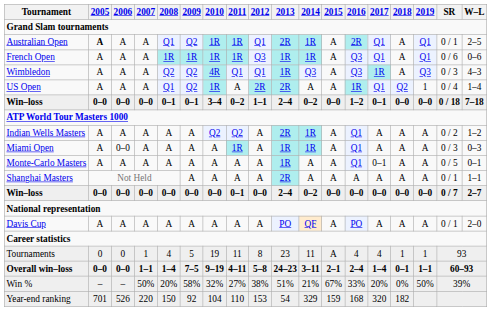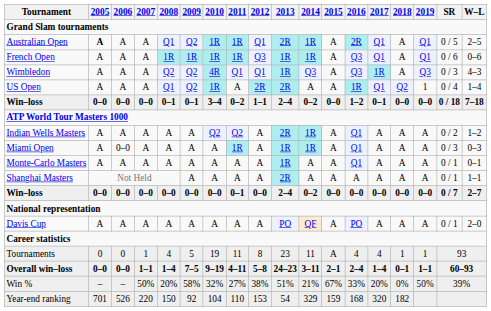(449, 41) 0 / 1 -> (449, 41) 0 / 5
(379, 162) 0–1 -> (379, 162) A
(449, 162) 0 / 5 -> (449, 162) 0 / 1
